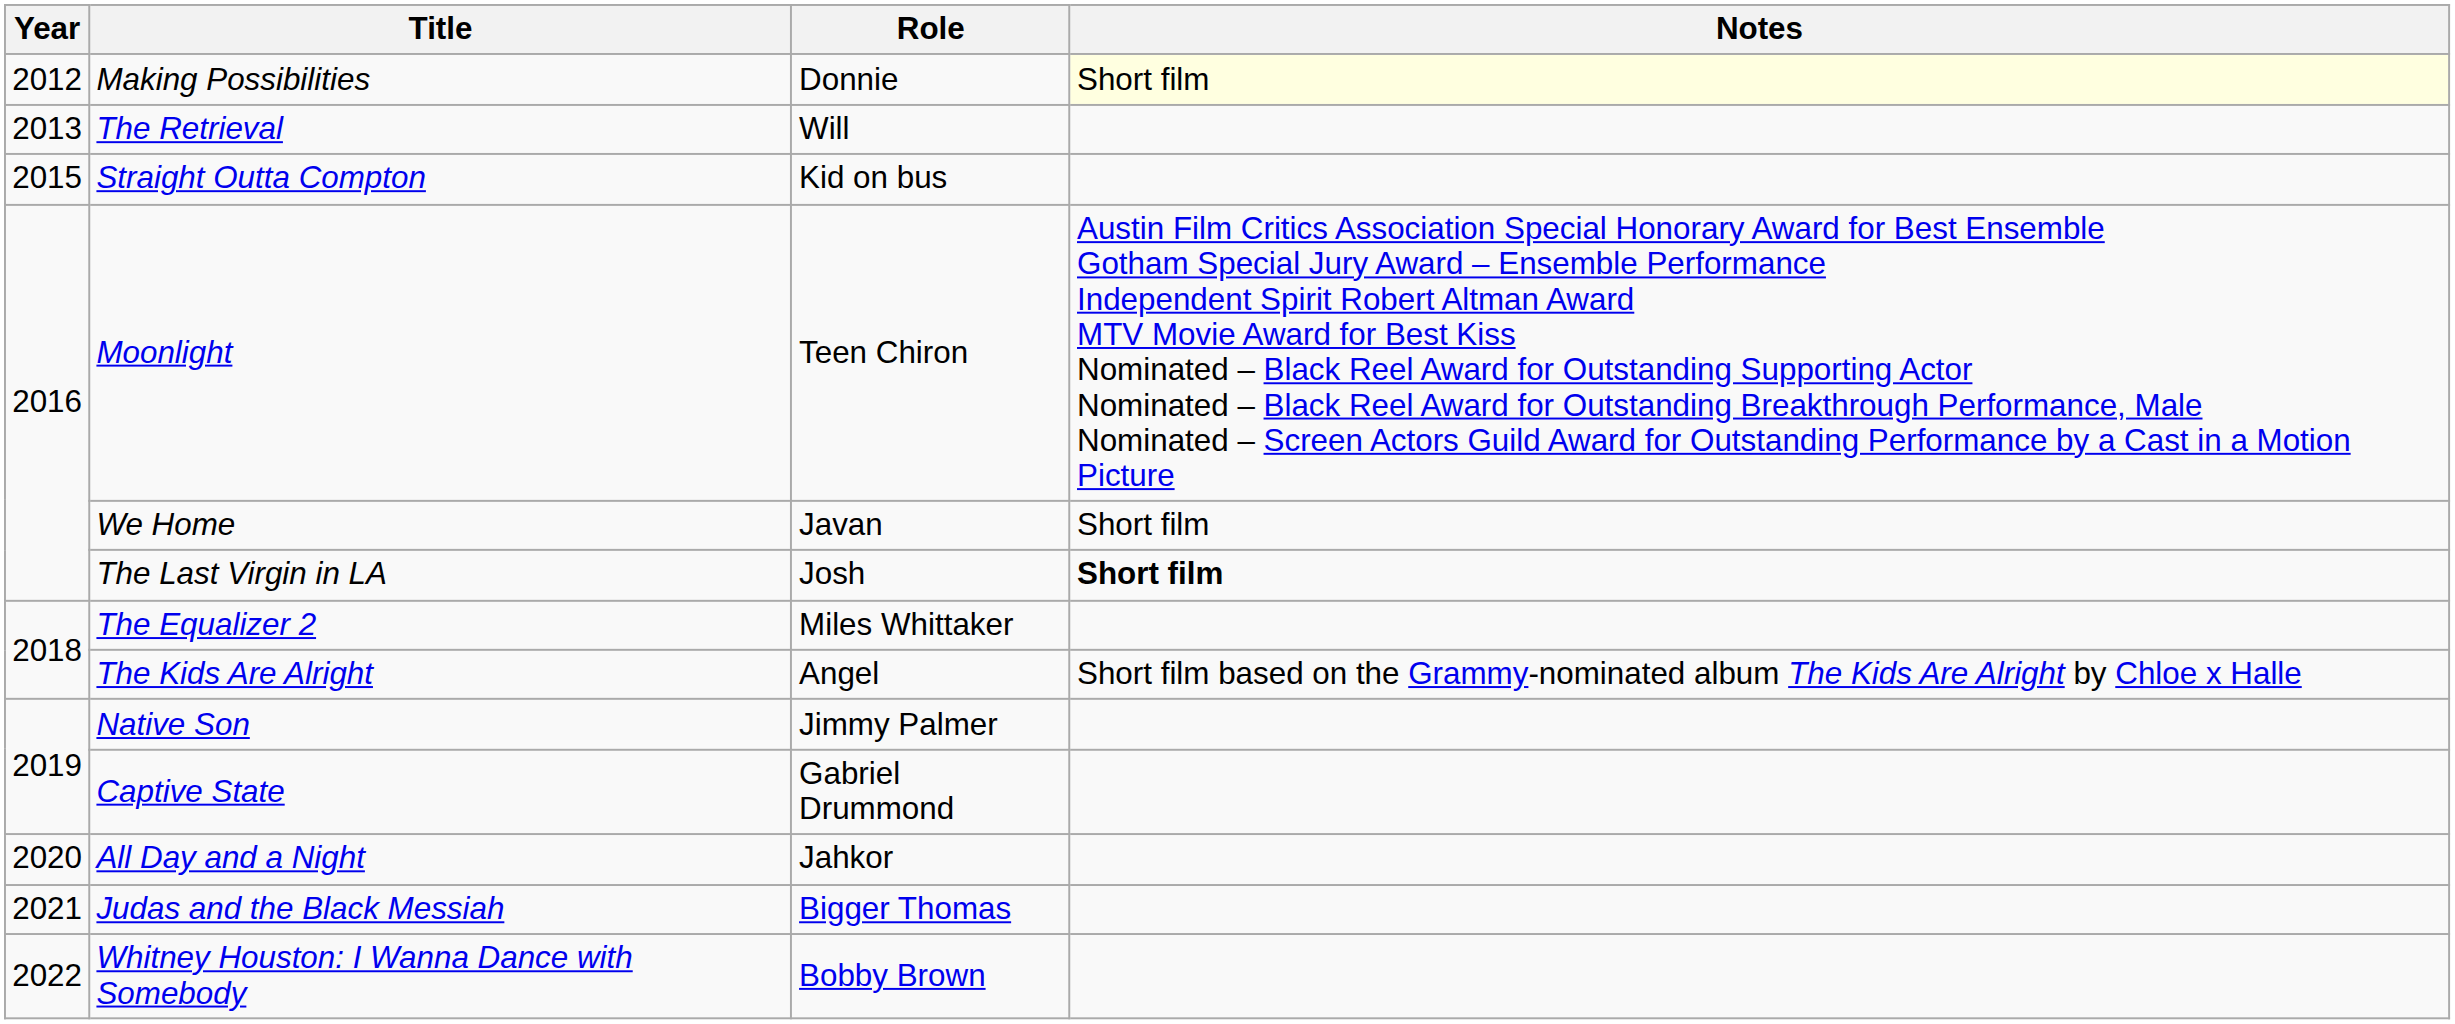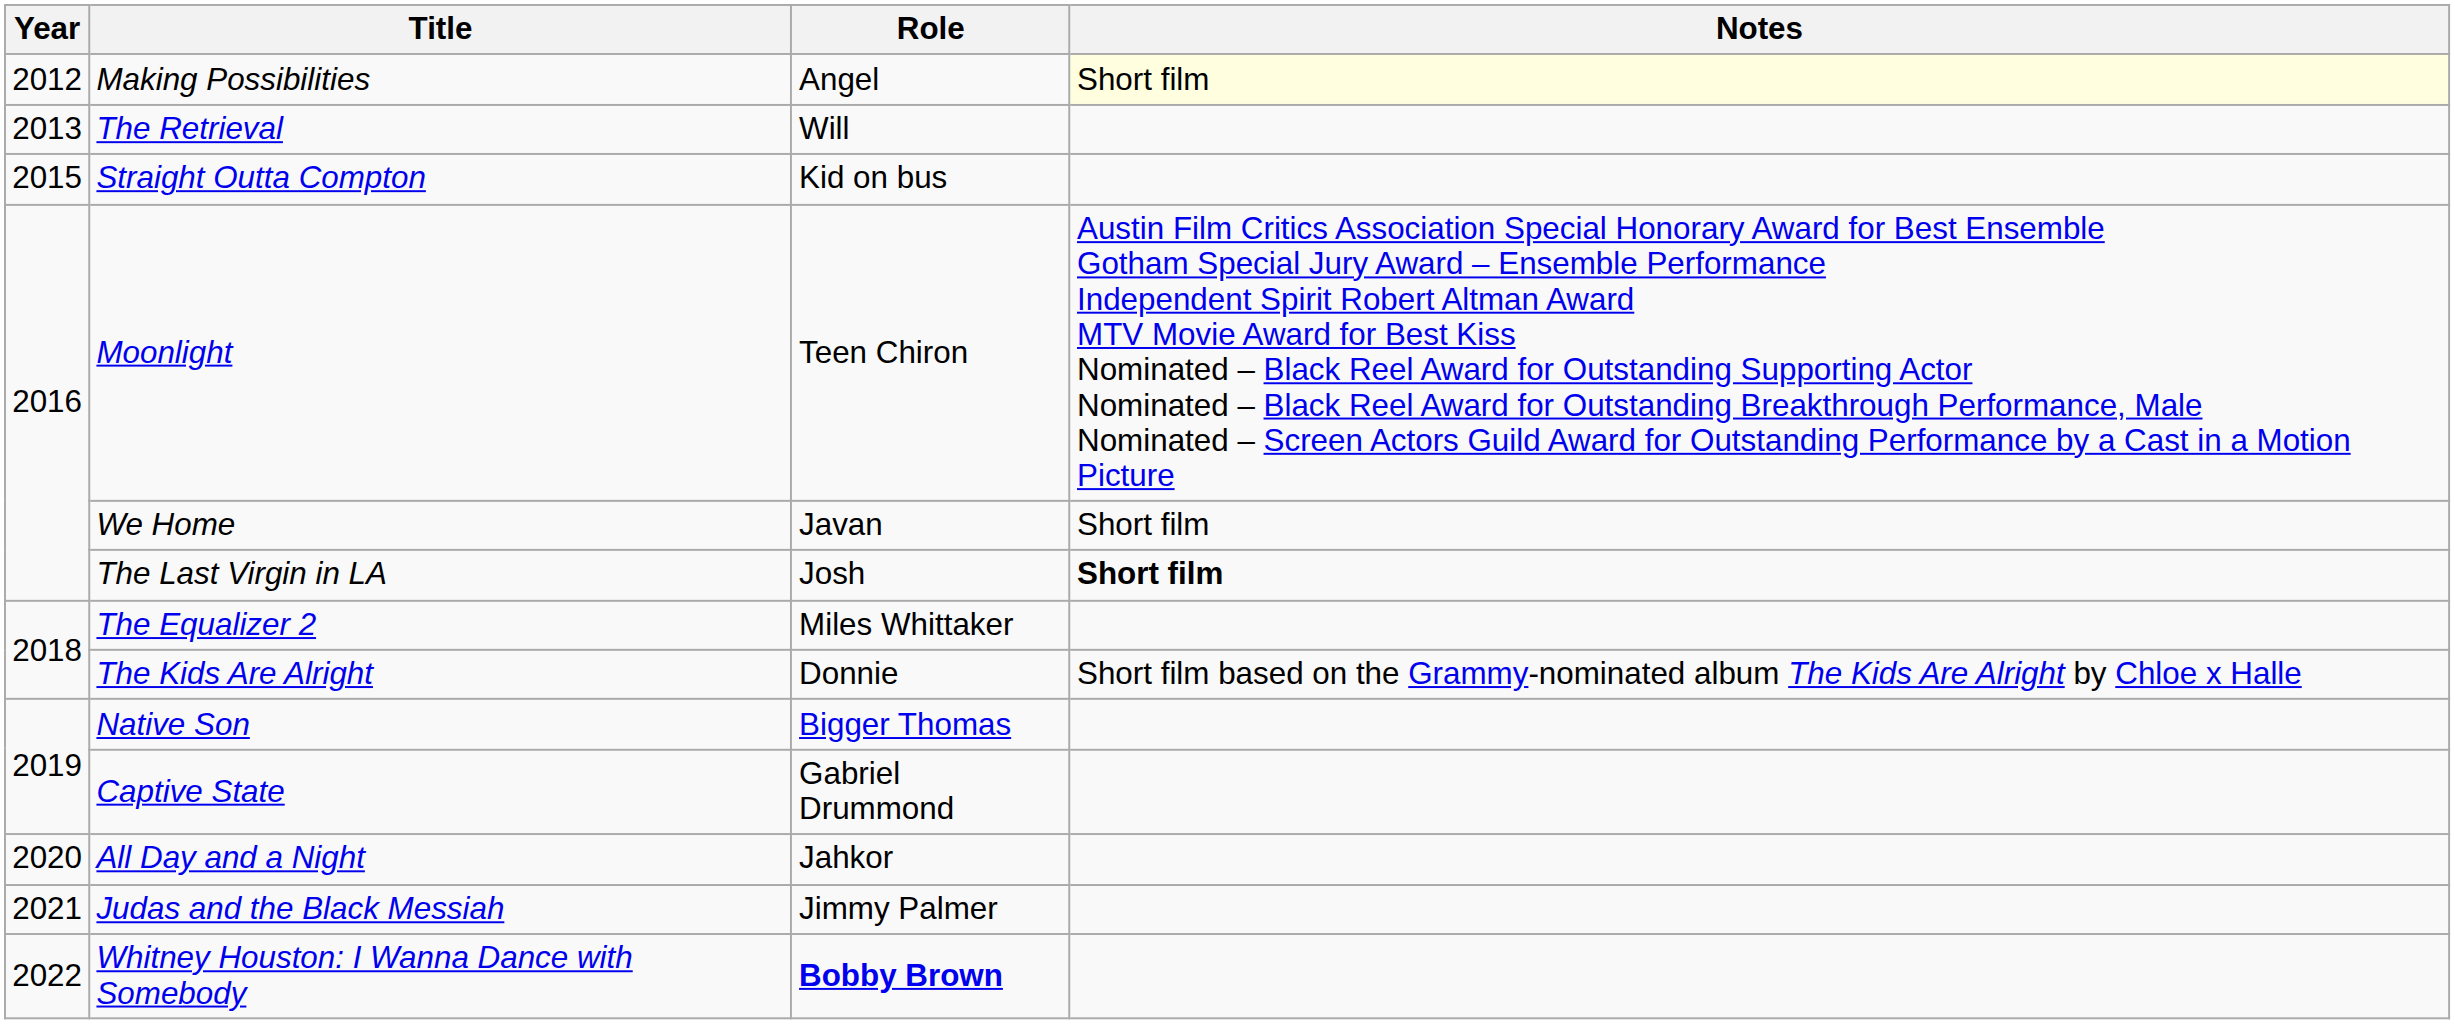(849, 79) Donnie -> (839, 79) Angel
(839, 674) Angel -> (849, 674) Donnie
(898, 723) Jimmy Palmer -> (905, 723) Bigger Thomas
(905, 908) Bigger Thomas -> (898, 908) Jimmy Palmer
(892, 975) normal -> (901, 975) bold
